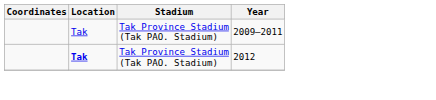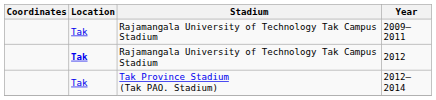(174, 32) Tak Province Stadium (Tak PAO. Stadium) -> (248, 32) Rajamangala University of Technology Tak Campus Stadium
(174, 57) Tak Province Stadium (Tak PAO. Stadium) -> (248, 57) Rajamangala University of Technology Tak Campus Stadium
+ row: (397, 83)
